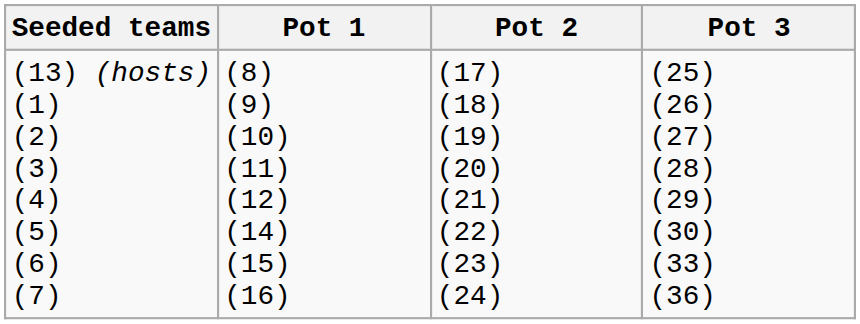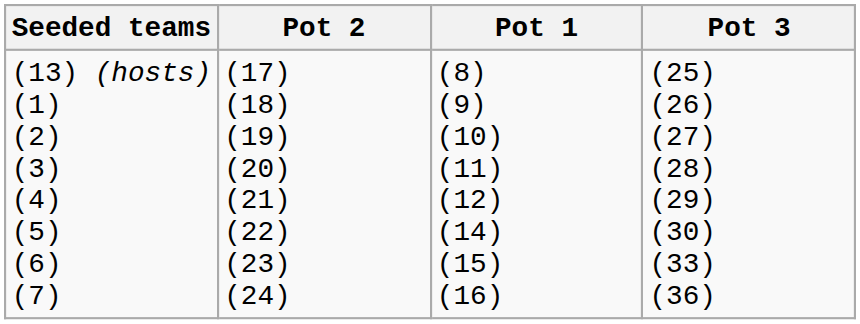columns swapped: (324, 28) <-> (537, 28)
